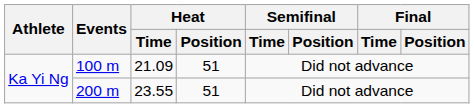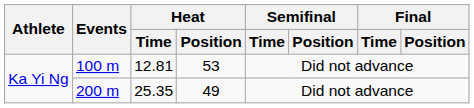(154, 66) 21.09 -> (154, 66) 12.81
(211, 66) 51 -> (211, 66) 53
(154, 91) 23.55 -> (154, 91) 25.35
(211, 91) 51 -> (211, 91) 49
